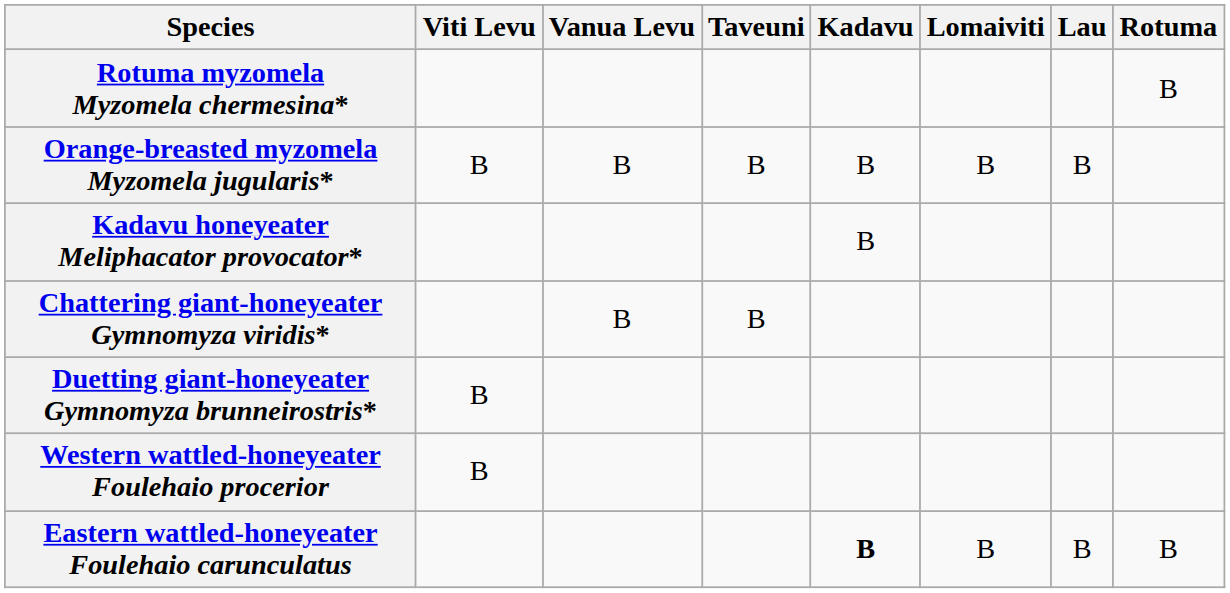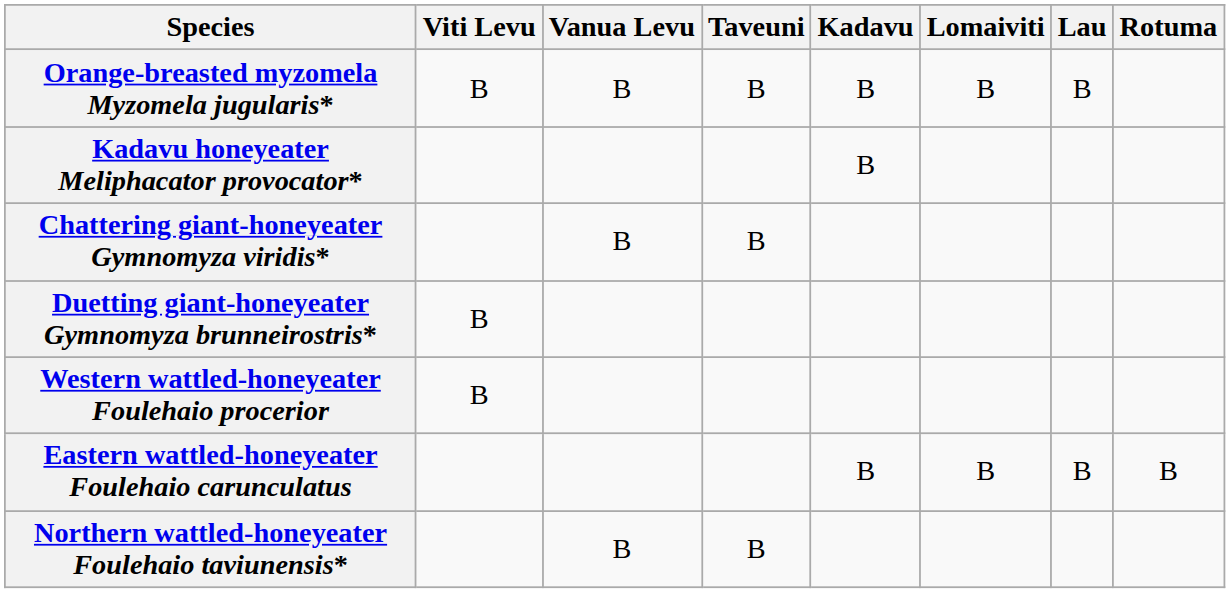- row: (211, 87)
(866, 548) bold -> (866, 471) normal
+ row: (211, 548)
